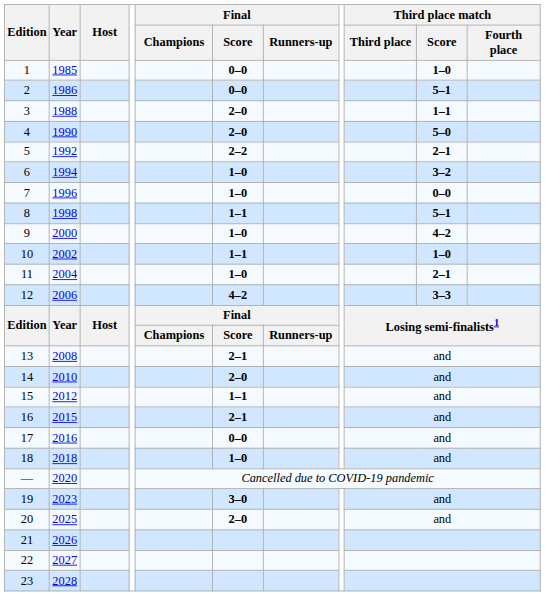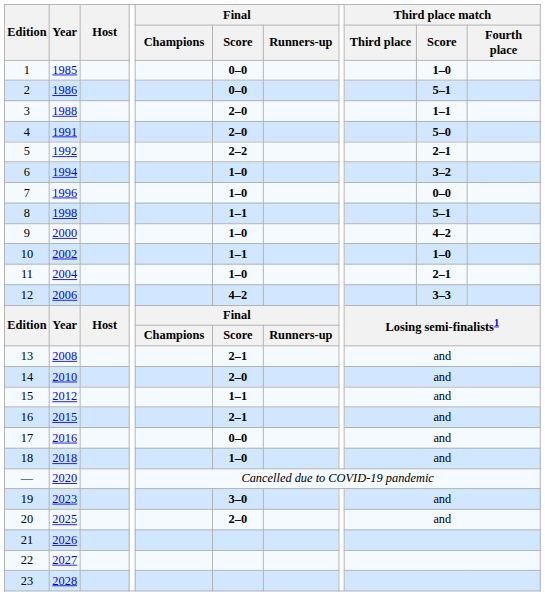(65, 131) 1990 -> (65, 131) 1991
